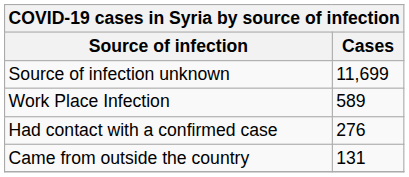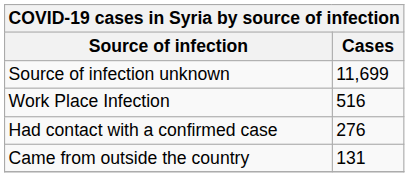(351, 102) 589 -> (351, 102) 516
